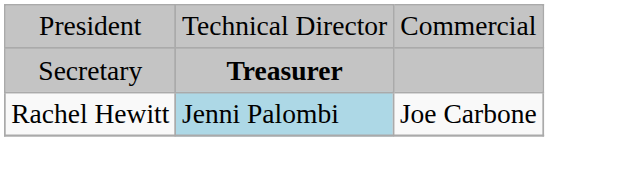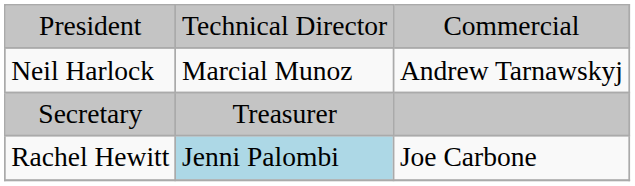+ row: (83, 69)
(285, 69) bold -> (285, 113) normal
